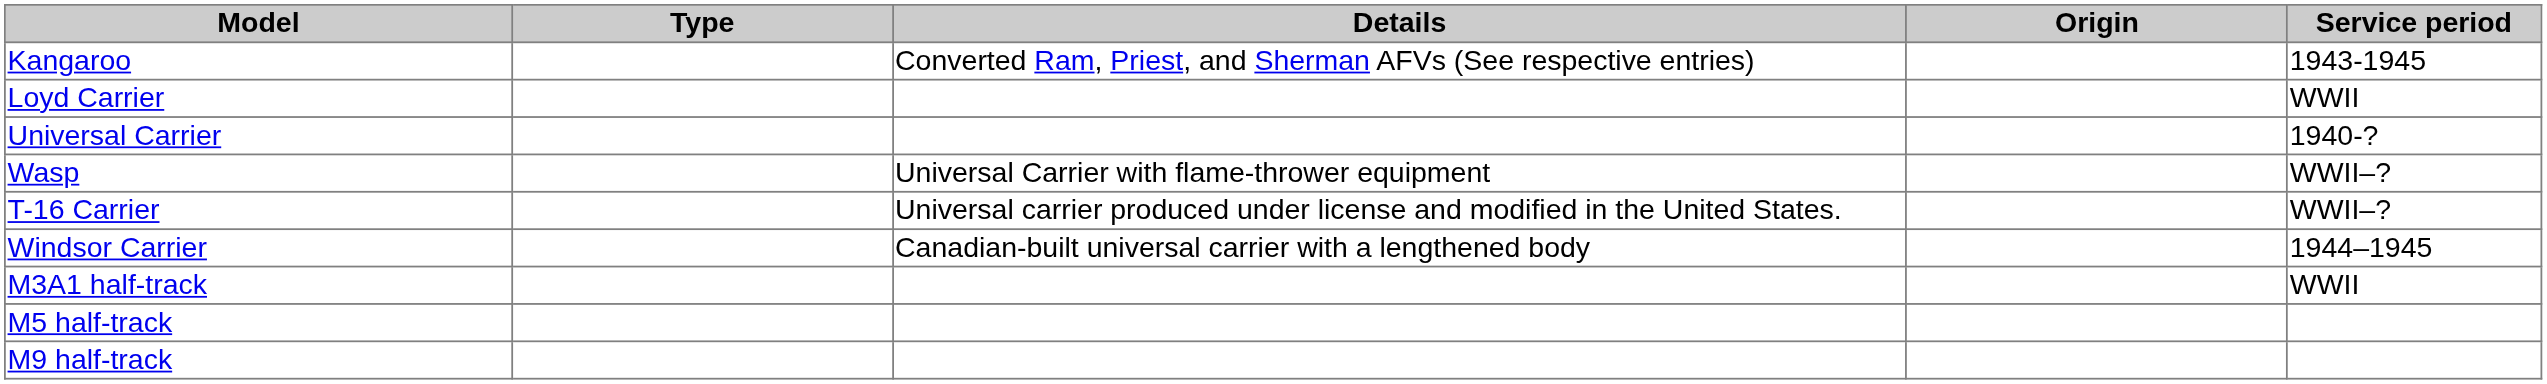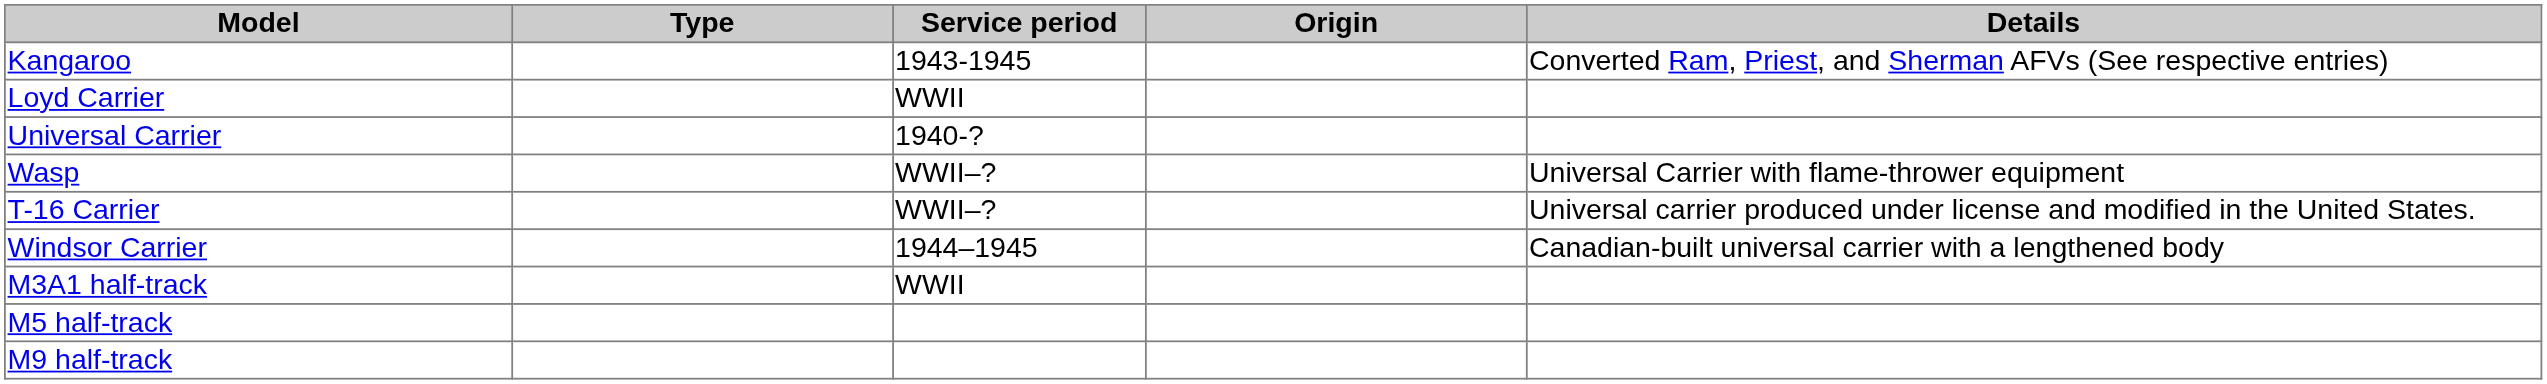columns swapped: (2414, 23) <-> (1400, 23)
